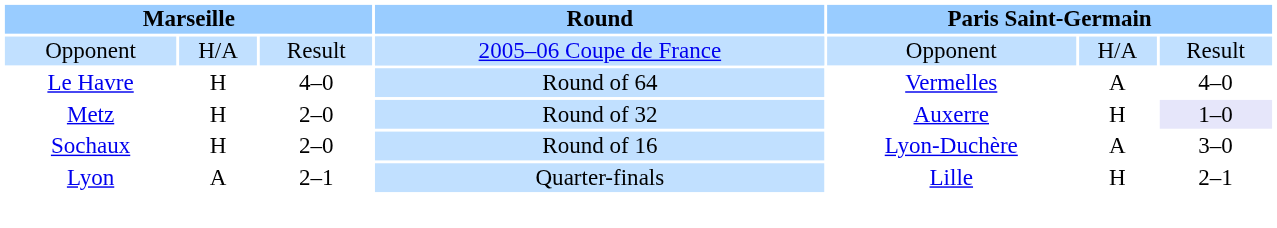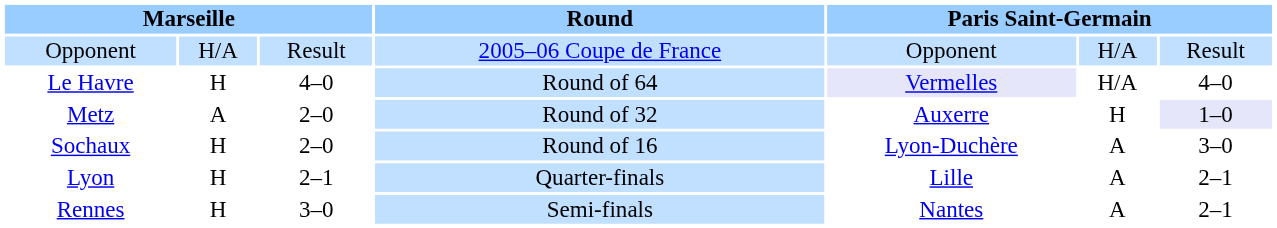(951, 82) no background -> (951, 82) lavender background
(1117, 82) A -> (1117, 82) H/A
(218, 114) H -> (218, 114) A
(218, 177) A -> (218, 177) H
(1117, 177) H -> (1117, 177) A
+ row: (91, 209)
